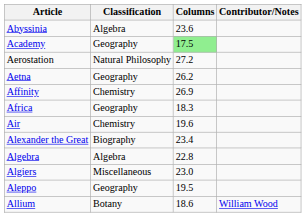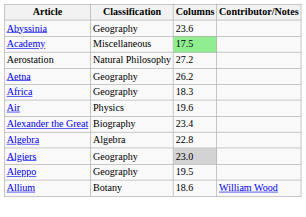(109, 28) Algebra -> (115, 28) Geography
(115, 44) Geography -> (122, 44) Miscellaneous
- row: (23, 92)
(114, 124) Chemistry -> (108, 108) Physics
(122, 172) Miscellaneous -> (115, 156) Geography
(185, 172) no background -> (185, 156) lightgrey background
